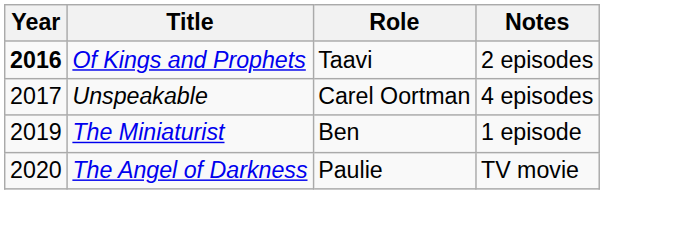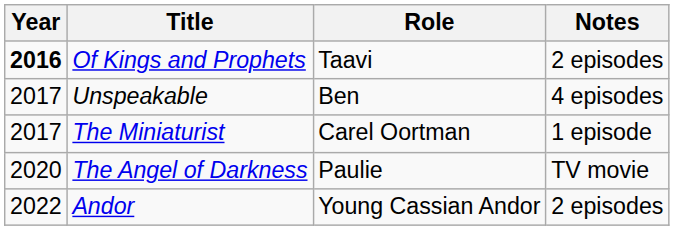(394, 96) Carel Oortman -> (339, 96) Ben
(36, 133) 2019 -> (36, 133) 2017
(339, 133) Ben -> (394, 133) Carel Oortman
+ row: (103, 206)
